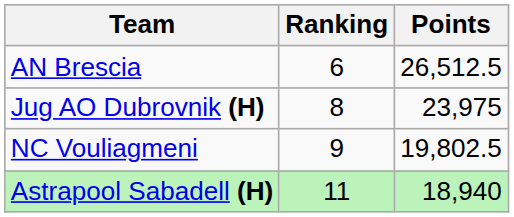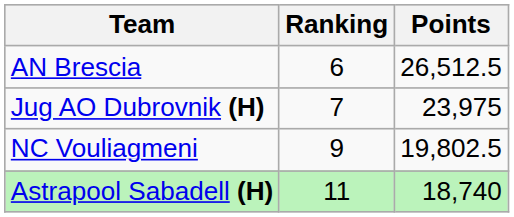(337, 107) 8 -> (337, 107) 7
(462, 190) 18,940 -> (462, 190) 18,740
